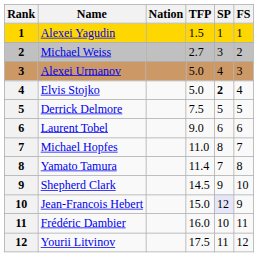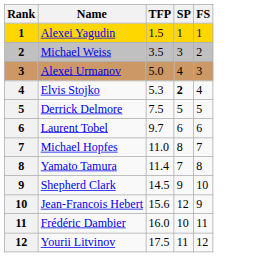- column: (166, 14)
(196, 52) 2.7 -> (156, 52) 3.5
(196, 90) 5.0 -> (156, 90) 5.3
(196, 128) 9.0 -> (156, 128) 9.7
(199, 204) 15.0 -> (159, 204) 15.6
(223, 204) lavender background -> (183, 204) no background
